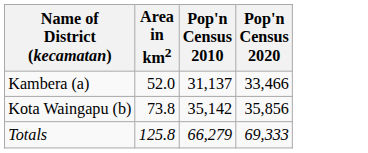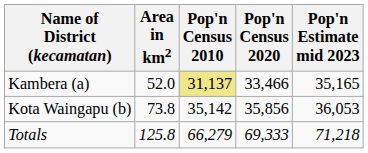+ column: (328, 37)
(210, 83) no background -> (210, 83) khaki background
